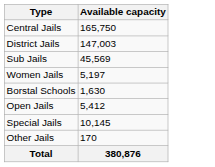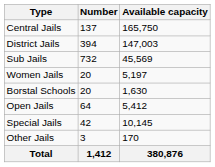+ column: (99, 12)
